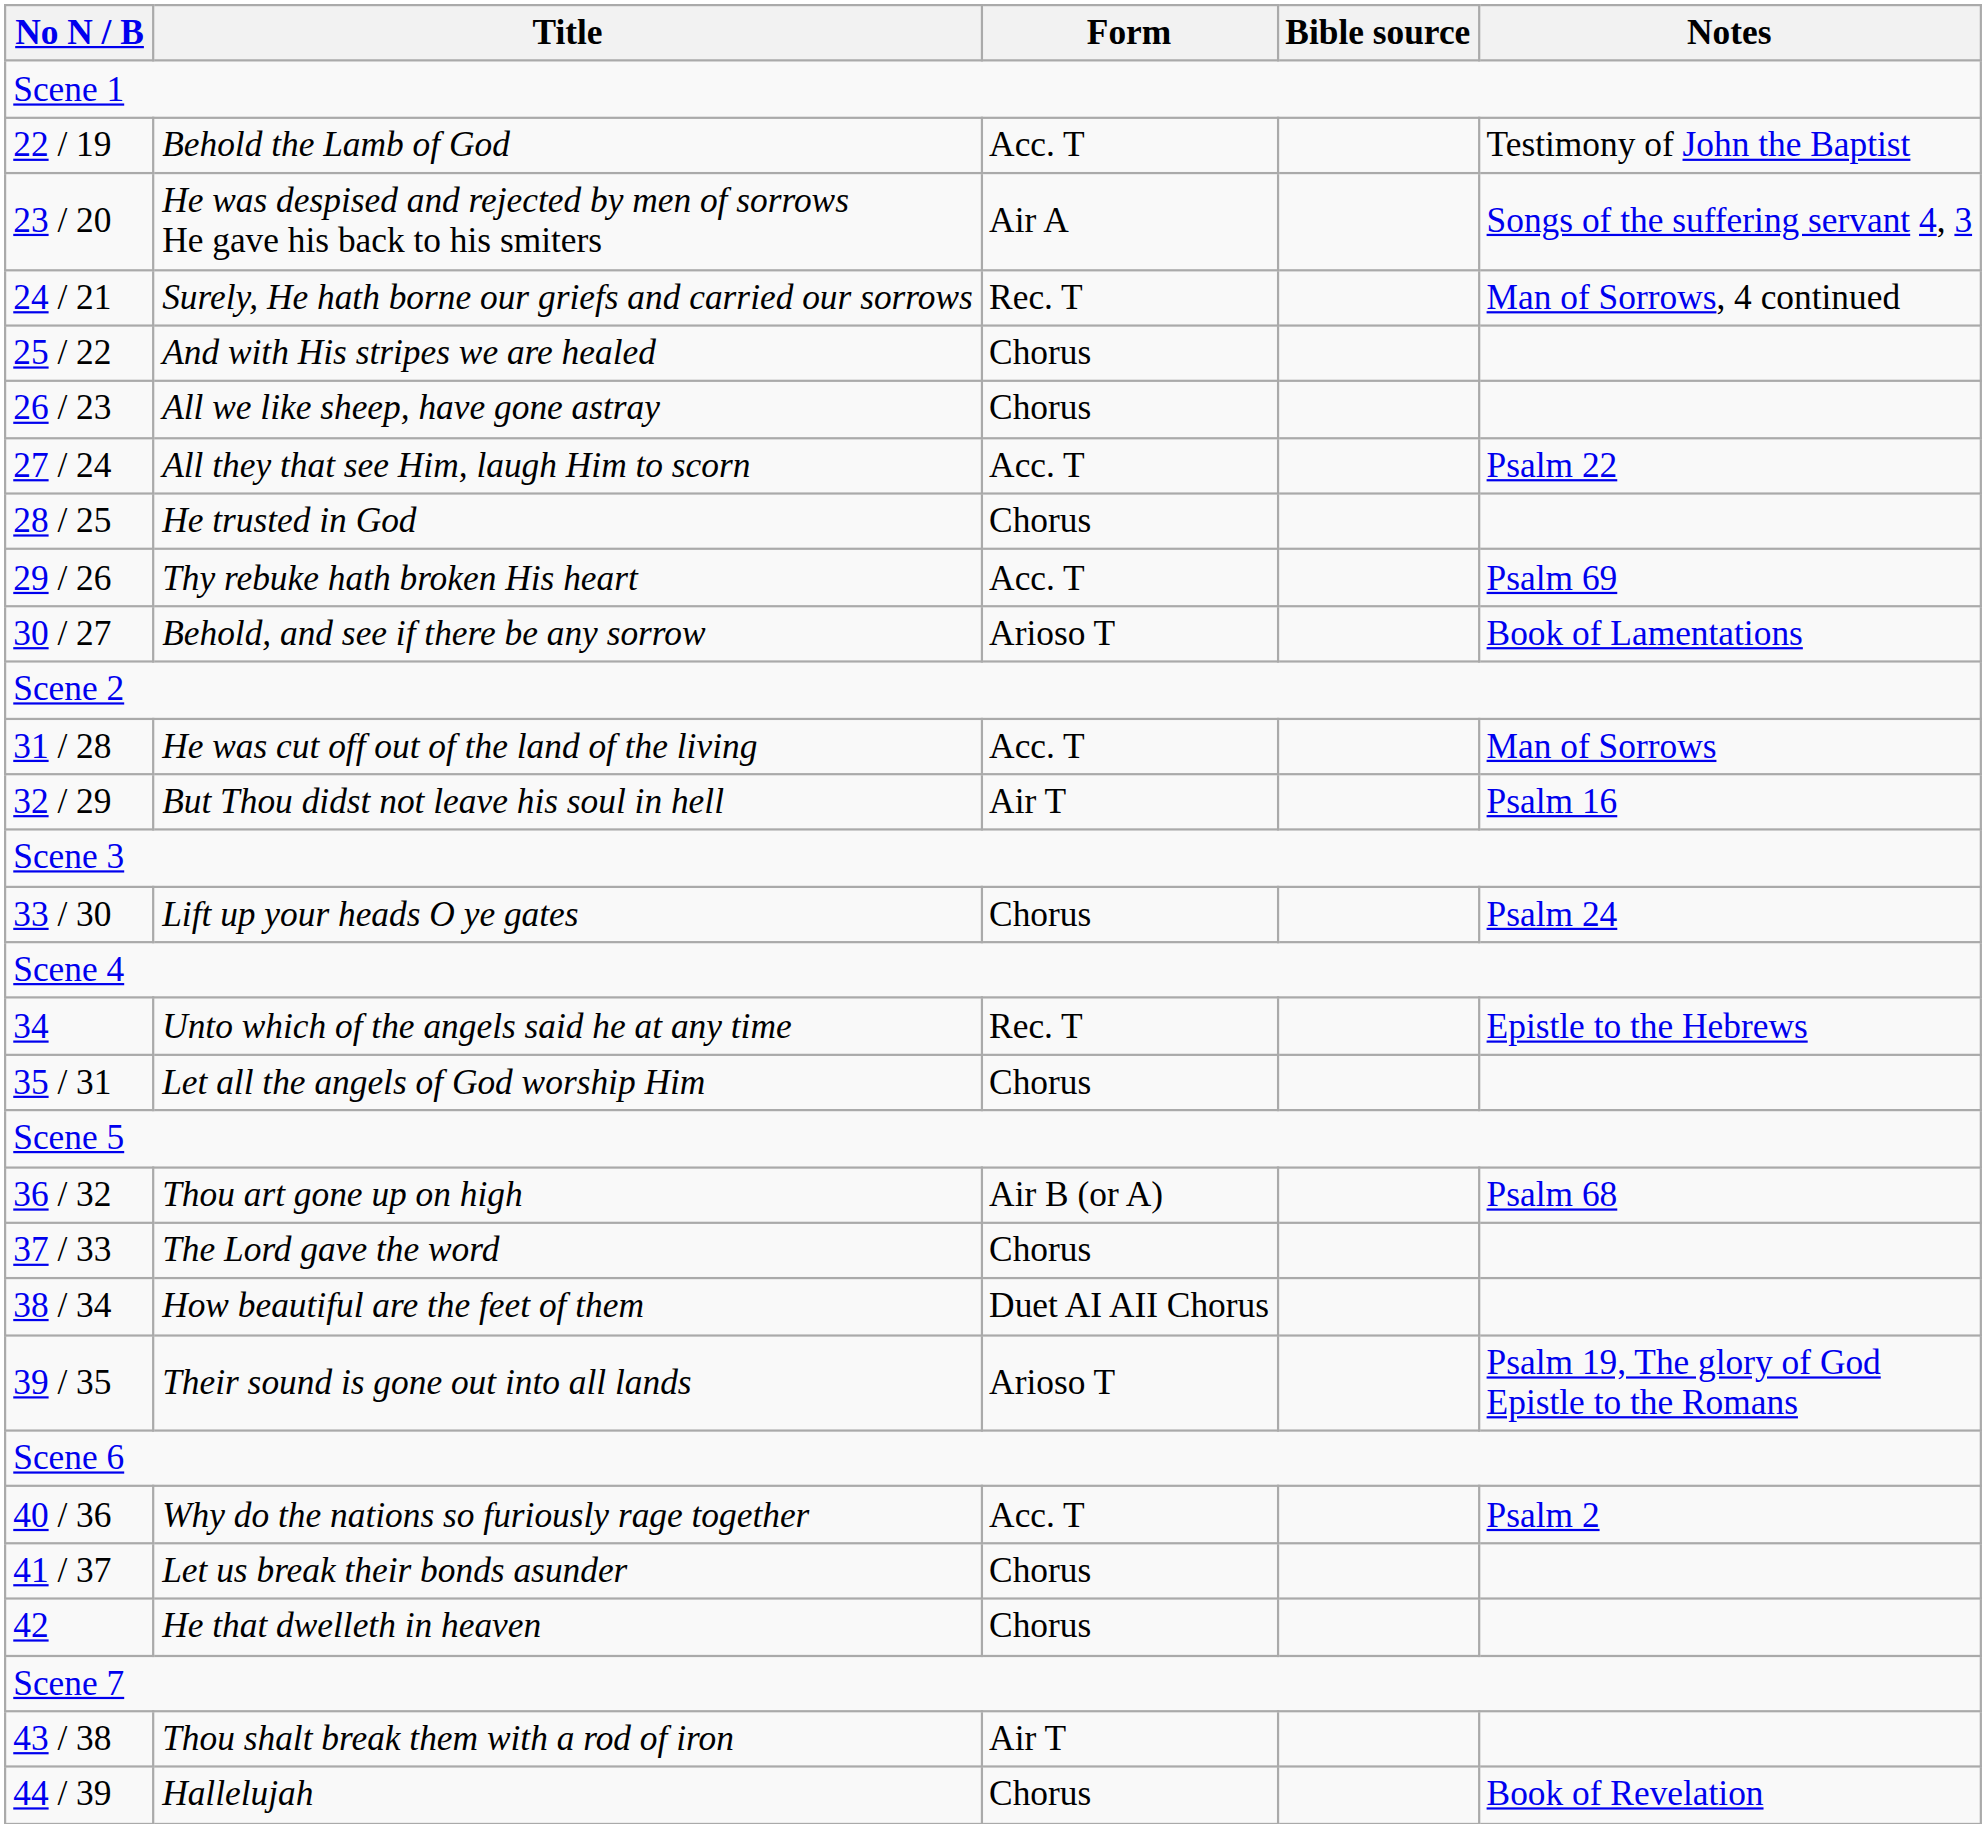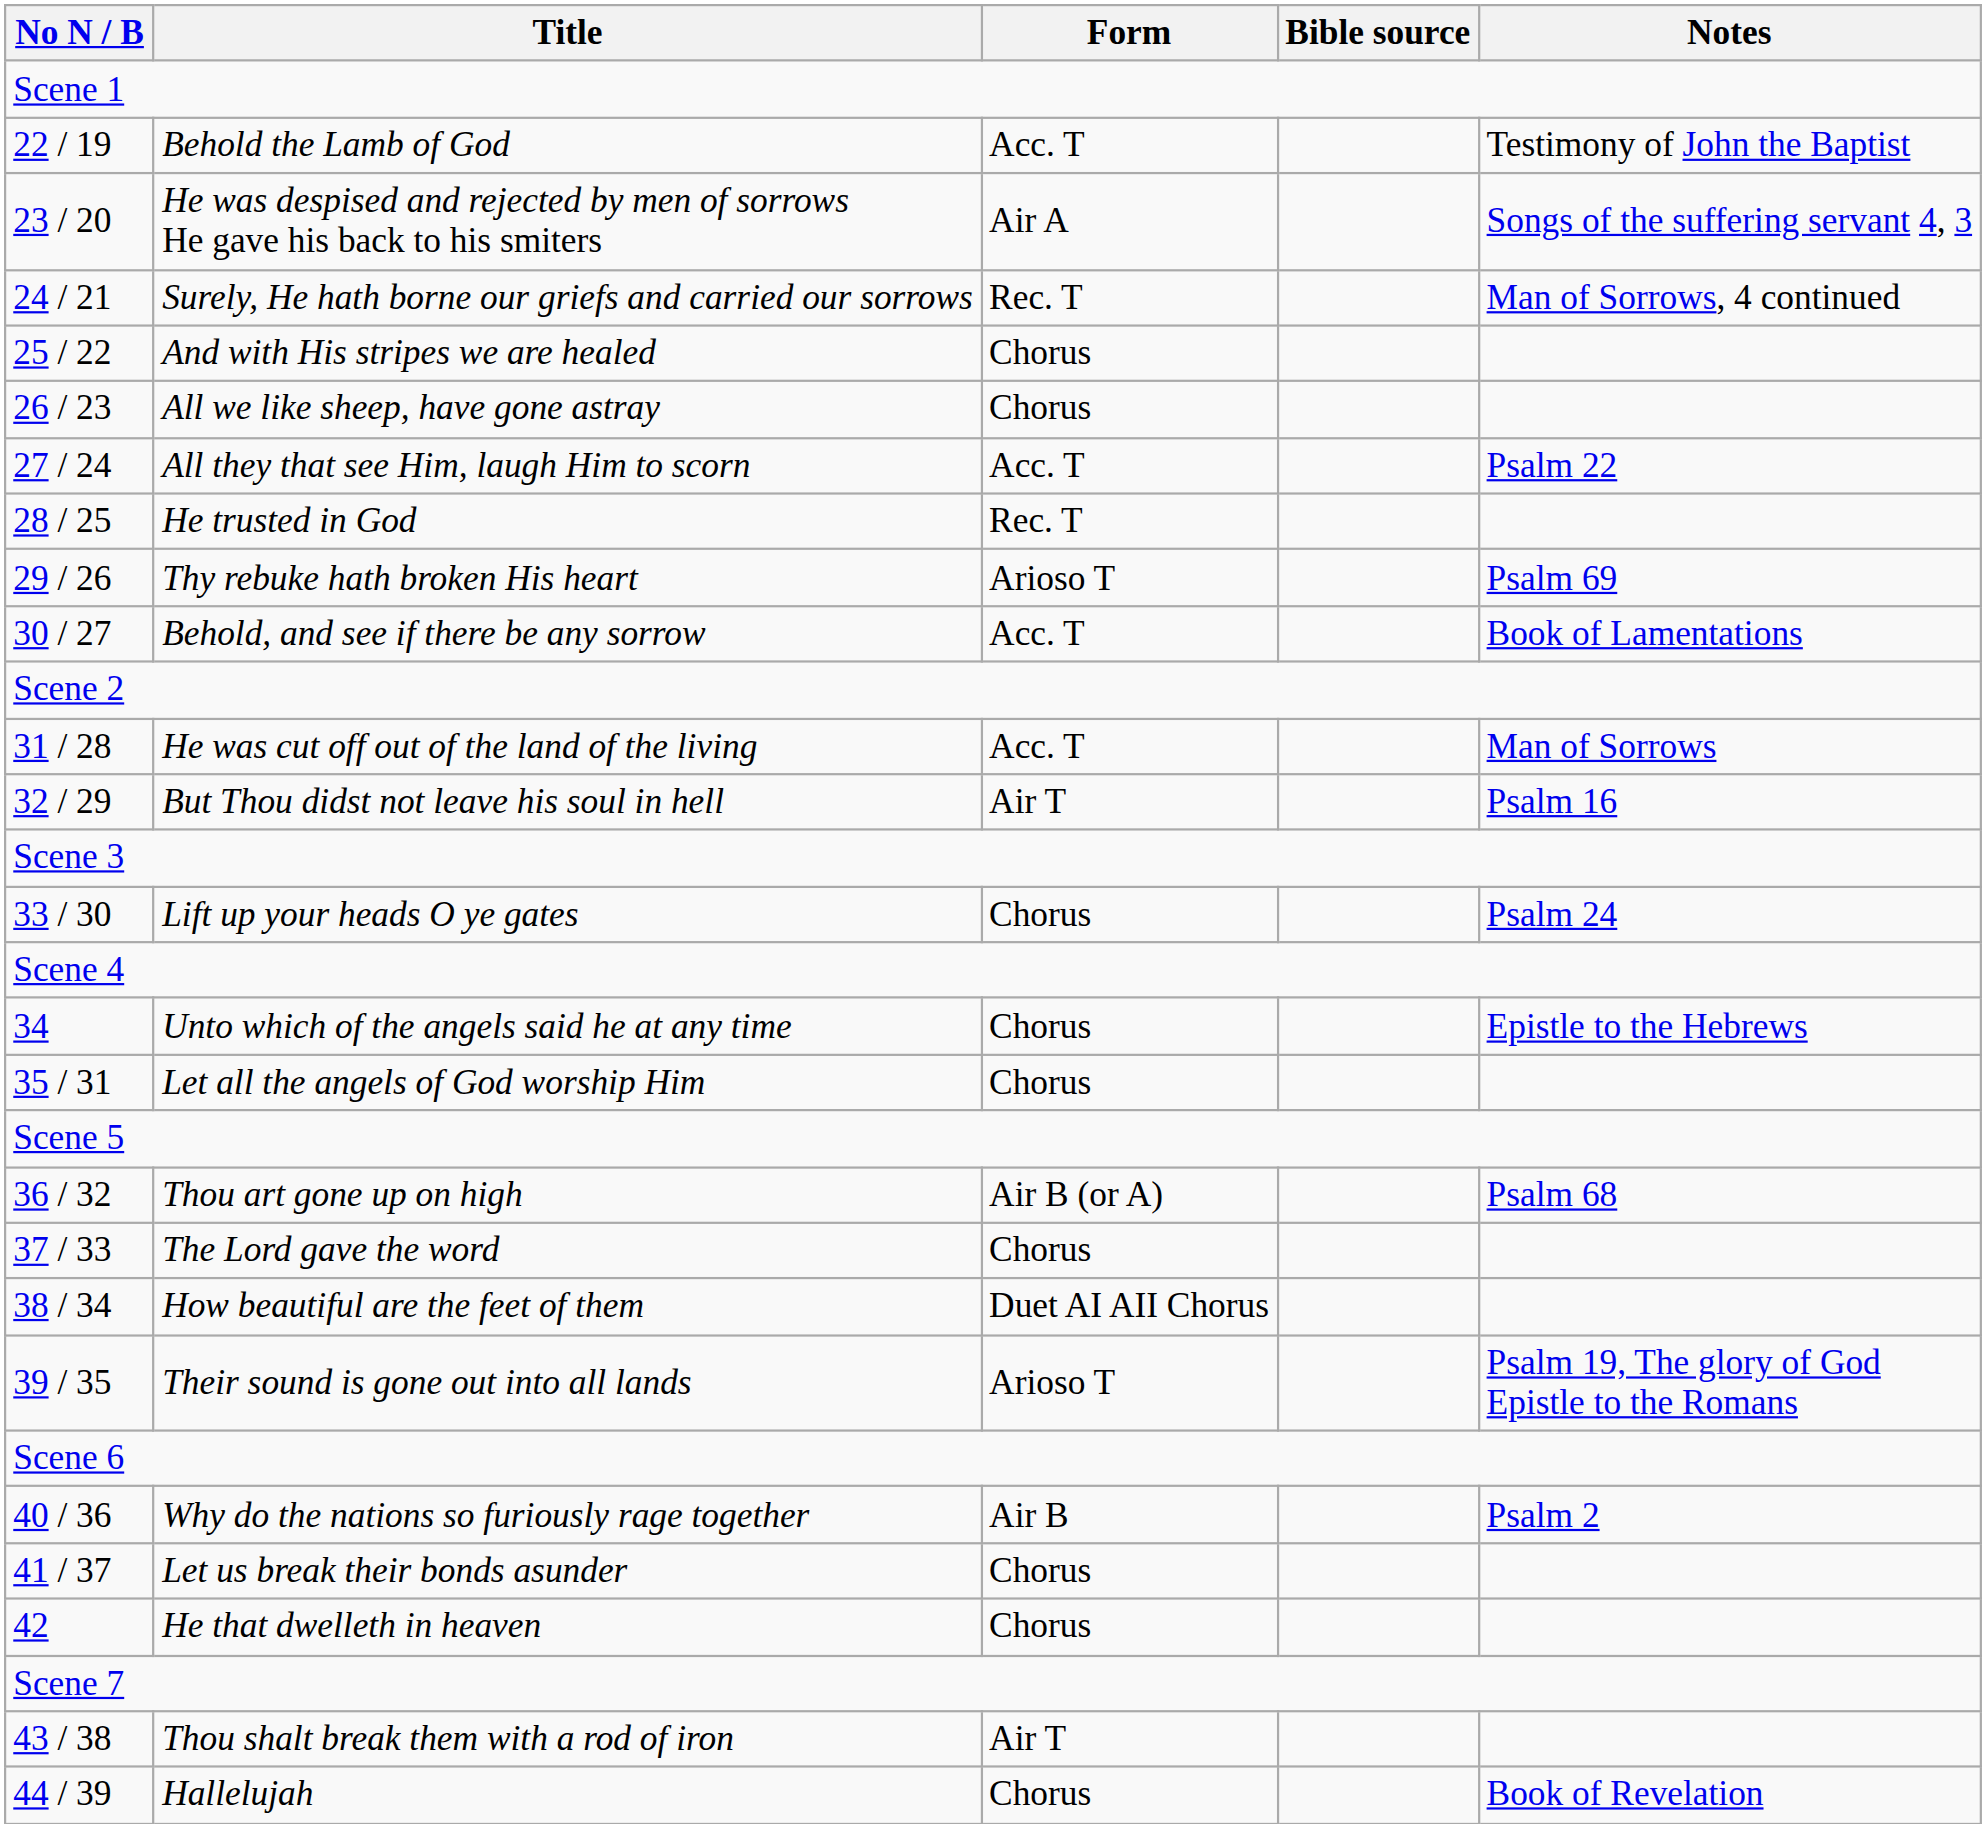(1040, 520) Chorus -> (1036, 520) Rec. T
(1037, 577) Acc. T -> (1052, 577) Arioso T
(1052, 633) Arioso T -> (1037, 633) Acc. T
(1036, 1025) Rec. T -> (1040, 1025) Chorus
(1037, 1514) Acc. T -> (1029, 1514) Air B
